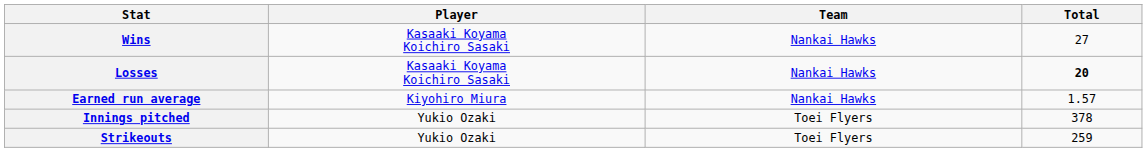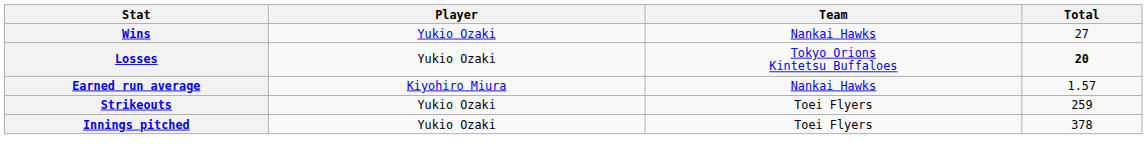(457, 40) Kasaaki Koyama Koichiro Sasaki -> (457, 33) Yukio Ozaki
(457, 73) Kasaaki Koyama Koichiro Sasaki -> (457, 59) Yukio Ozaki
(833, 73) Nankai Hawks -> (833, 59) Tokyo Orions Kintetsu Buffaloes
rows swapped: (136, 138) <-> (136, 119)
